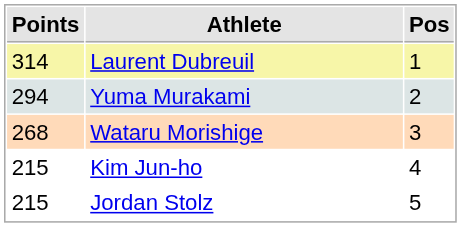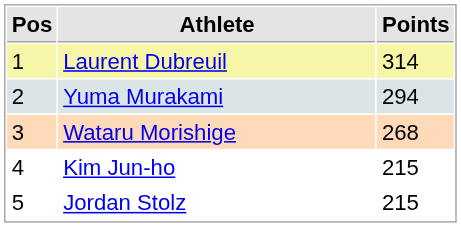columns swapped: (429, 24) <-> (46, 24)
